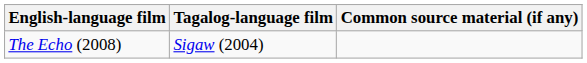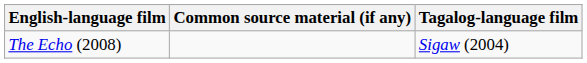columns swapped: (253, 17) <-> (459, 17)
